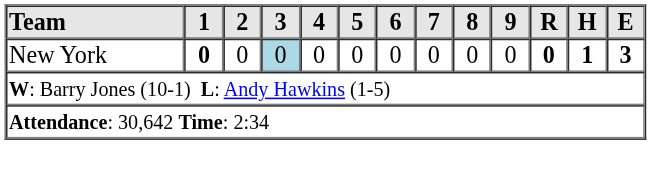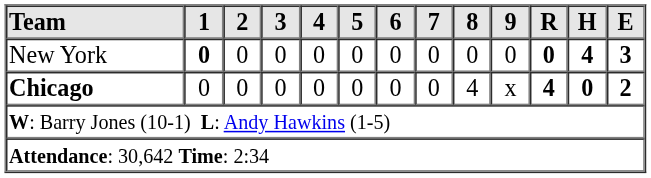(281, 55) lightblue background -> (281, 55) no background
(587, 55) 1 -> (587, 55) 4
+ row: (51, 88)
